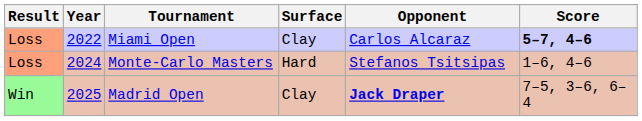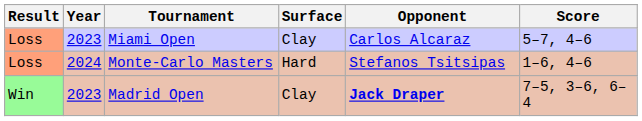(84, 40) 2022 -> (84, 40) 2023
(557, 40) bold -> (557, 40) normal
(84, 95) 2025 -> (84, 95) 2023
